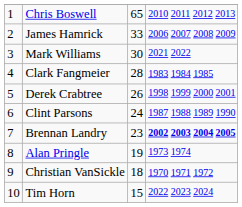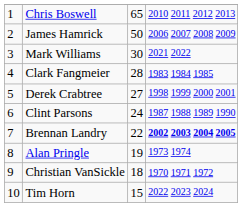(137, 34) 33 -> (137, 34) 50
(137, 93) 26 -> (137, 93) 27
(137, 133) 23 -> (137, 133) 22
